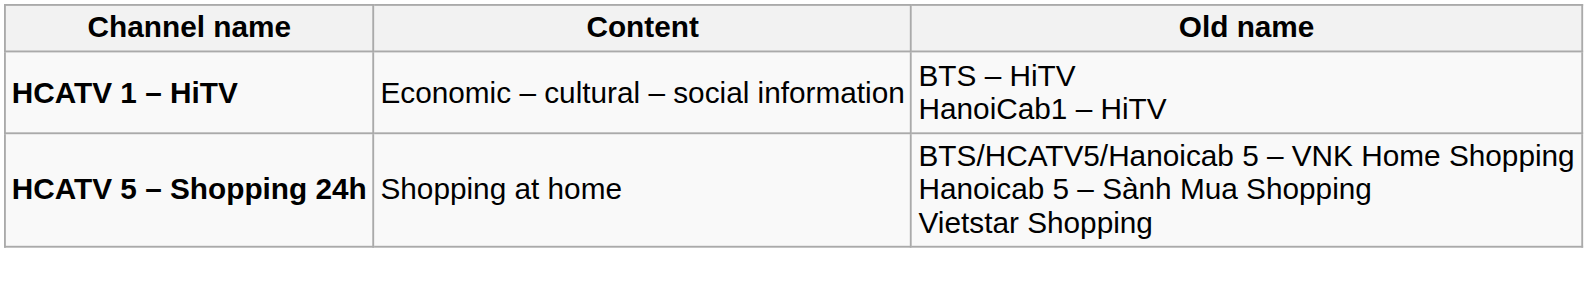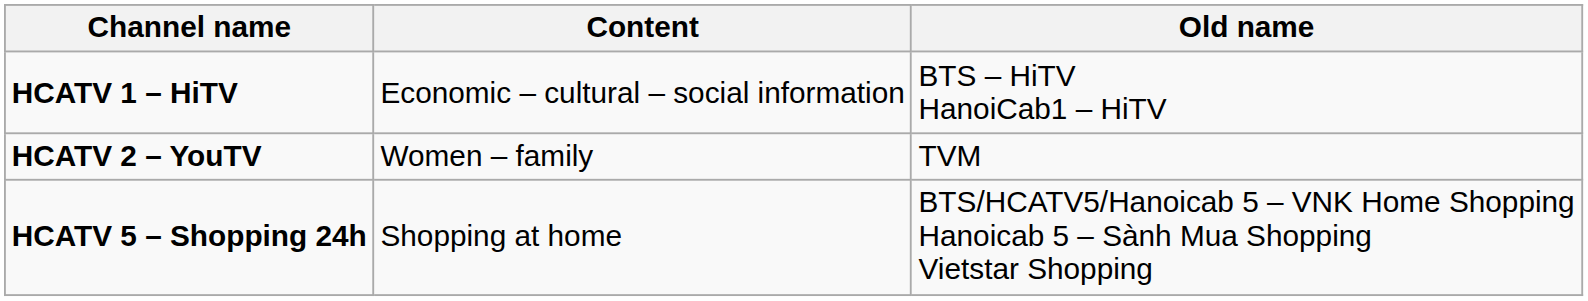+ row: (137, 155)
